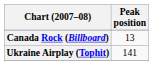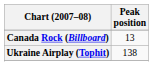(130, 53) 141 -> (130, 53) 138
